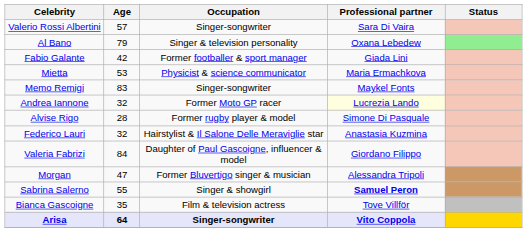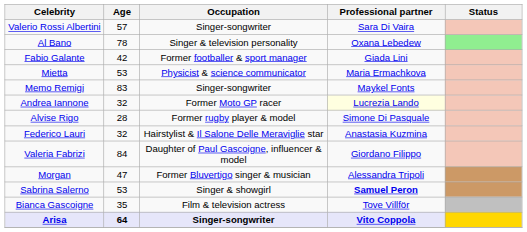(122, 42) 79 -> (122, 42) 78
(122, 189) 55 -> (122, 189) 53
